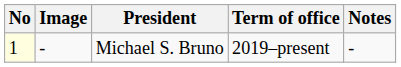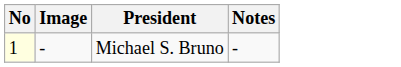- column: (286, 18)
